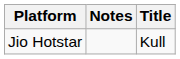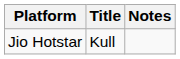columns swapped: (155, 16) <-> (111, 16)
